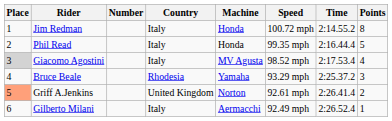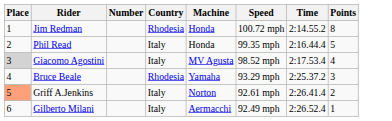(157, 28) Italy -> (166, 28) Rhodesia
(181, 92) United Kingdom -> (157, 92) Italy
